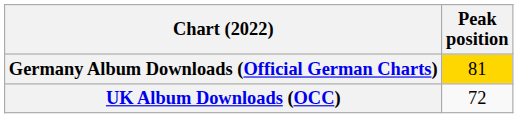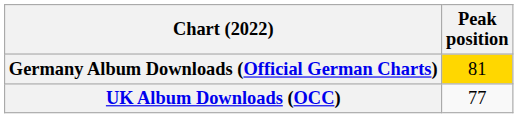(477, 98) 72 -> (477, 98) 77
